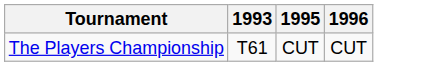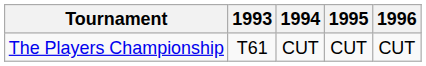+ column: (300, 19)
